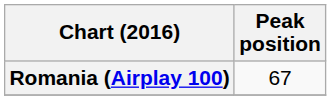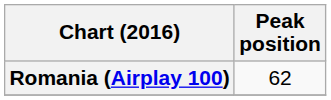(280, 77) 67 -> (280, 77) 62
